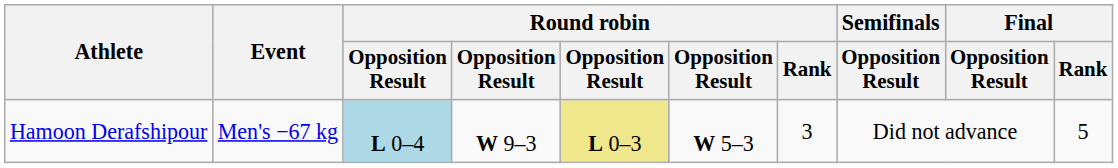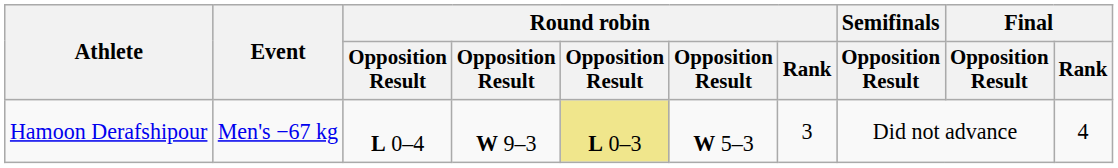(398, 144) lightblue background -> (398, 144) no background
(1083, 131) 5 -> (1083, 131) 4
